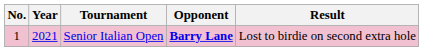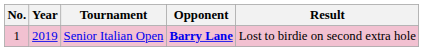(45, 36) 2021 -> (45, 36) 2019
